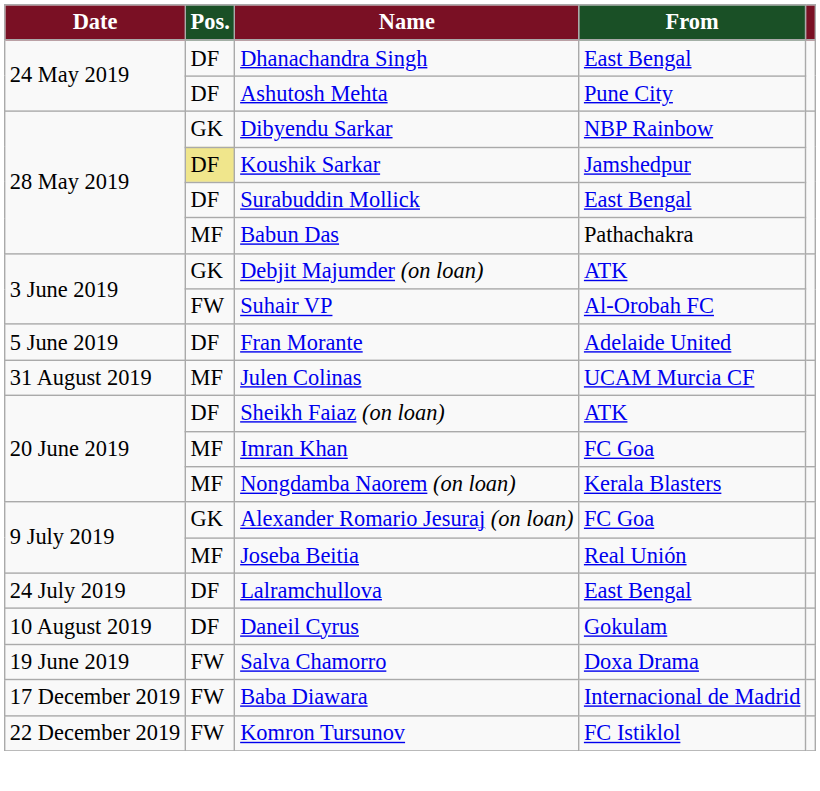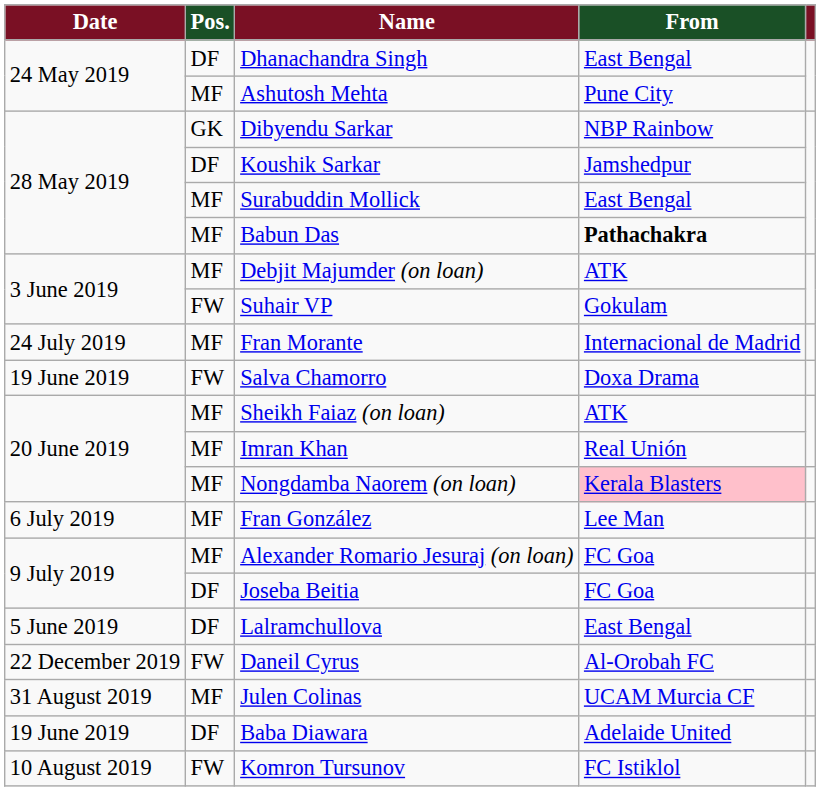(205, 93) DF -> (207, 93) MF
(205, 164) khaki background -> (205, 164) no background
(205, 199) DF -> (207, 199) MF
(639, 235) normal -> (646, 235) bold
(207, 270) GK -> (207, 270) MF
(649, 306) Al-Orobah FC -> (626, 306) Gokulam
(64, 341) 5 June 2019 -> (68, 341) 24 July 2019
(205, 341) DF -> (207, 341) MF
(658, 341) Adelaide United -> (692, 341) Internacional de Madrid
rows swapped: (313, 661) <-> (301, 377)
(205, 413) DF -> (207, 413) MF
(619, 448) FC Goa -> (635, 448) Real Unión
(653, 484) no background -> (653, 484) pink background
+ row: (306, 519)
(207, 519) GK -> (207, 555) MF
(207, 555) MF -> (205, 590) DF
(635, 555) Real Unión -> (619, 590) FC Goa
(68, 590) 24 July 2019 -> (64, 626) 5 June 2019
(81, 626) 10 August 2019 -> (95, 661) 22 December 2019
(205, 626) DF -> (207, 661) FW
(626, 626) Gokulam -> (649, 661) Al-Orobah FC
(95, 697) 17 December 2019 -> (70, 732) 19 June 2019
(207, 697) FW -> (205, 732) DF
(692, 697) Internacional de Madrid -> (658, 732) Adelaide United
(95, 732) 22 December 2019 -> (81, 768) 10 August 2019
